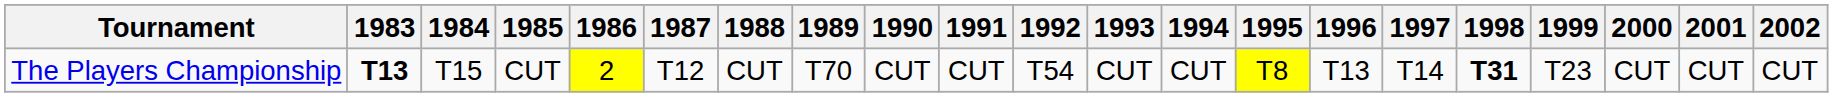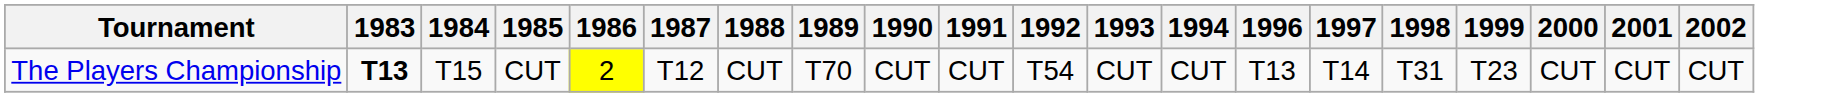- column: (1272, 27)
(1494, 70) bold -> (1420, 70) normal
